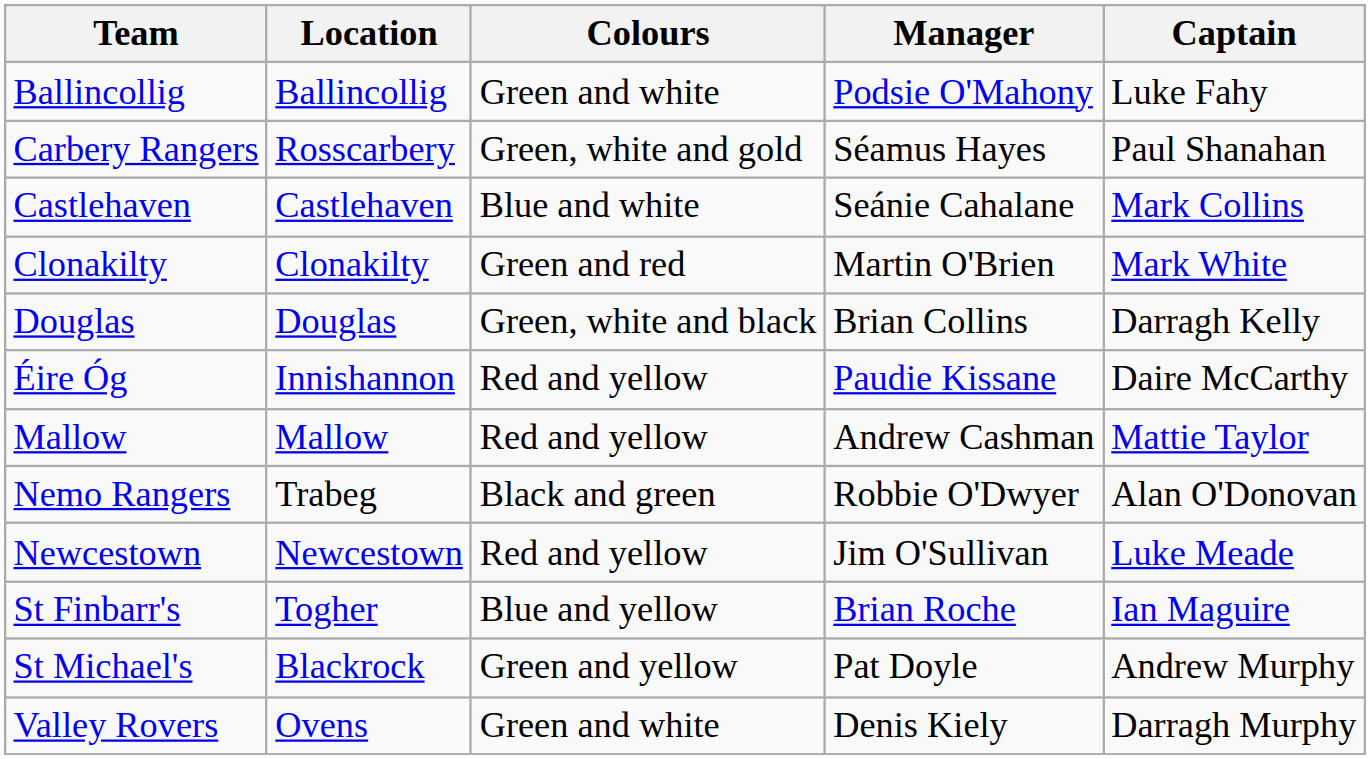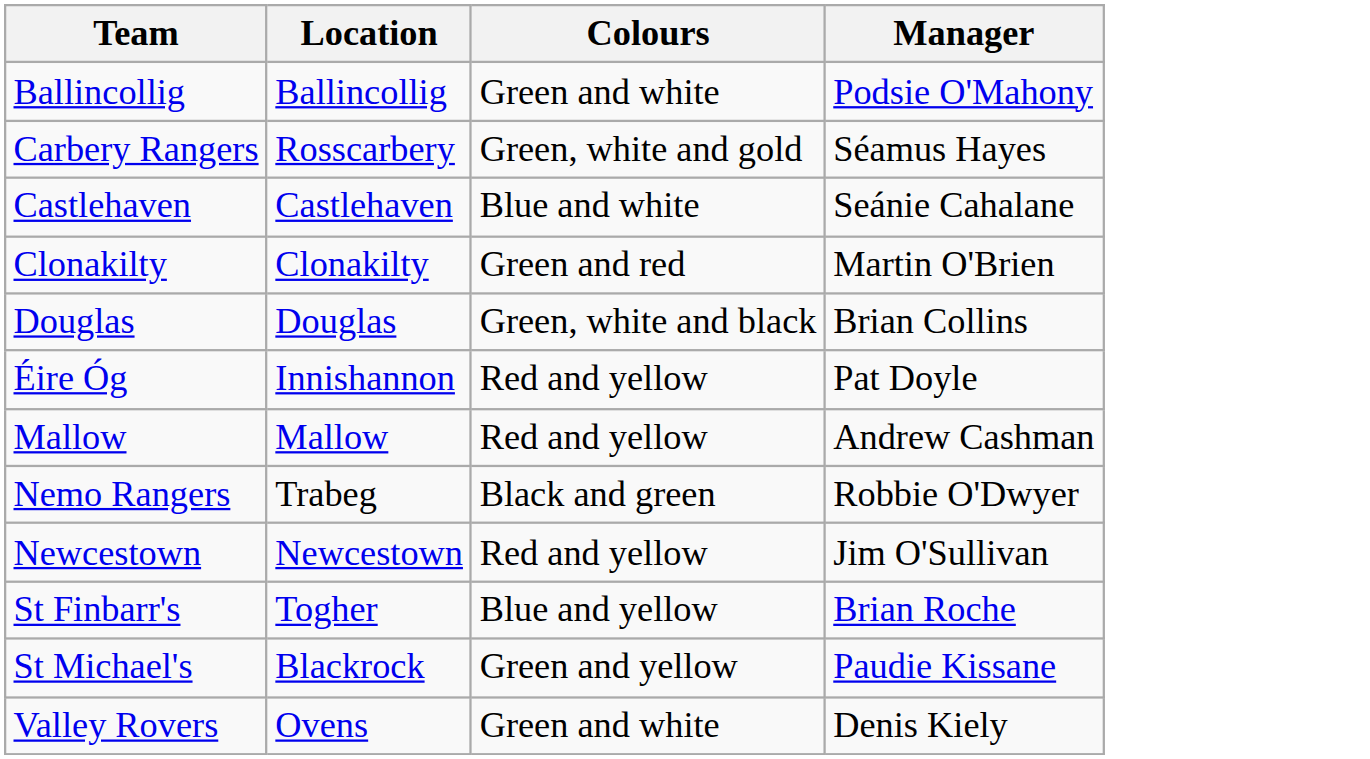- column: (1234, 33)
(945, 378) Paudie Kissane -> (905, 378) Pat Doyle
(905, 666) Pat Doyle -> (945, 666) Paudie Kissane
